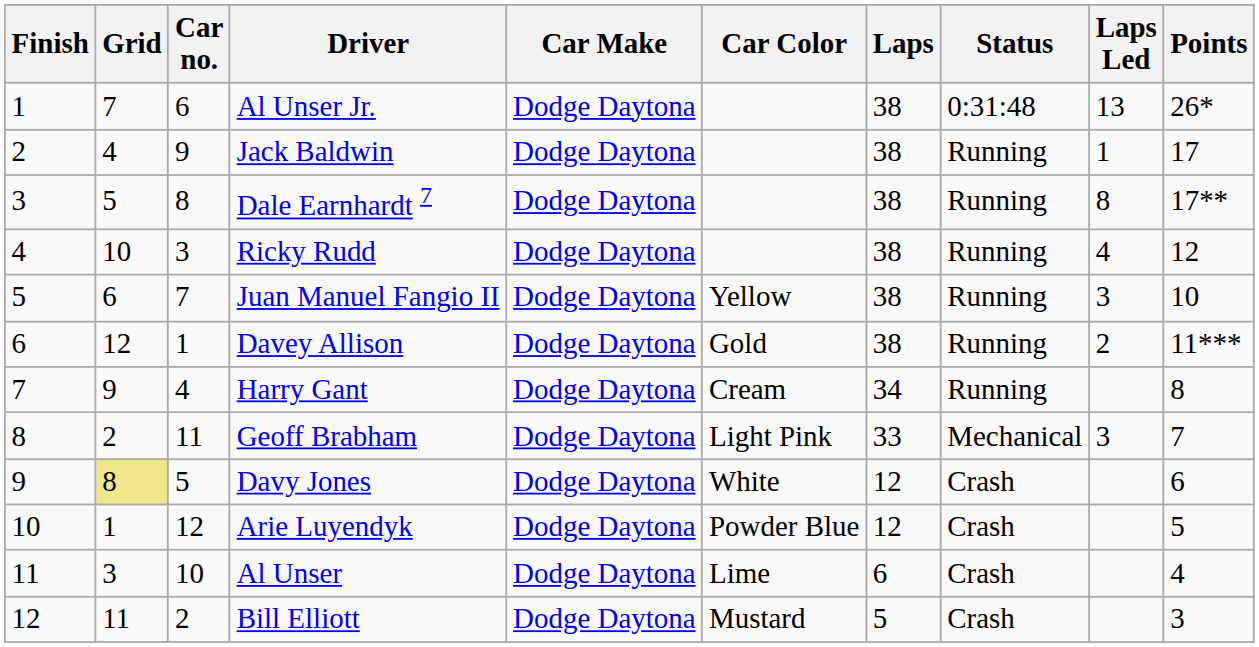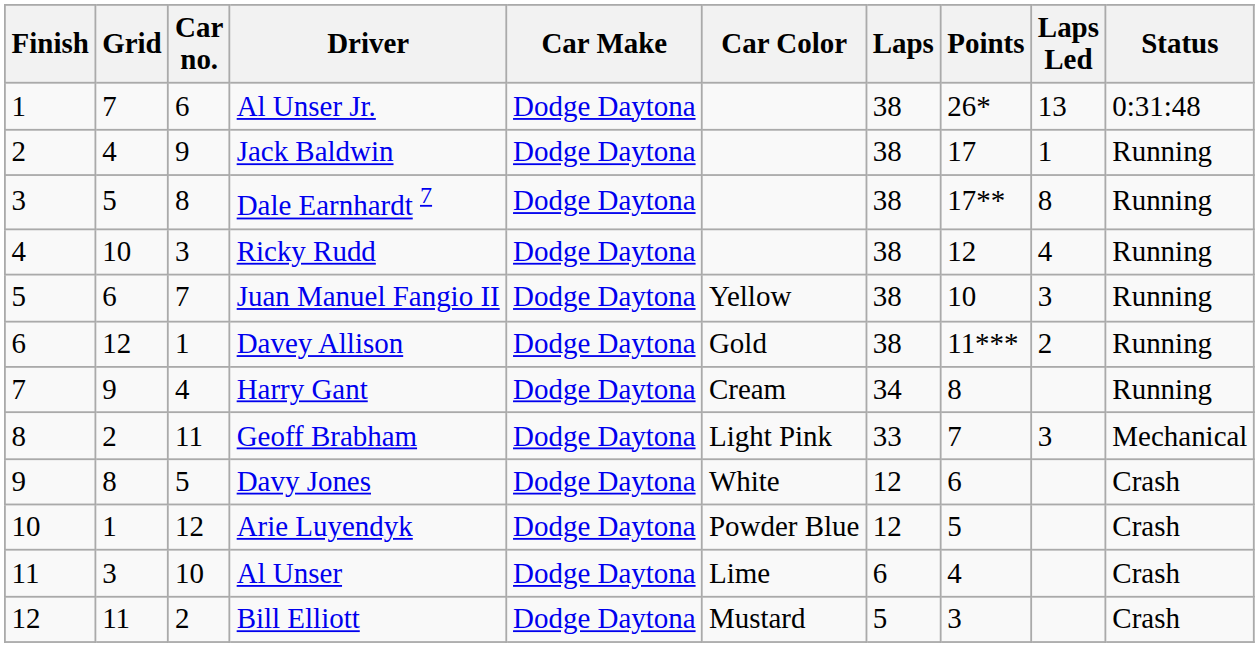columns swapped: (1015, 43) <-> (1209, 43)
(109, 481) khaki background -> (109, 481) no background
